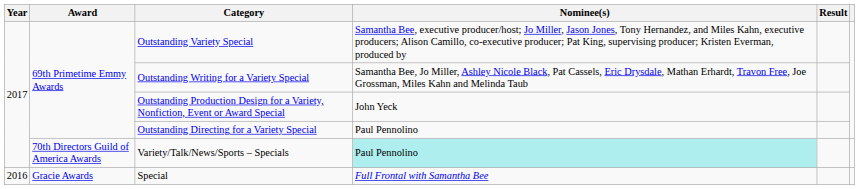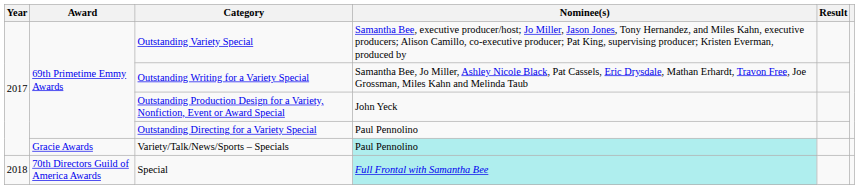(81, 153) 70th Directors Guild of America Awards -> (63, 147) Gracie Awards
(17, 176) 2016 -> (17, 170) 2018
(63, 176) Gracie Awards -> (81, 170) 70th Directors Guild of America Awards
(422, 176) no background -> (422, 170) paleturquoise background
